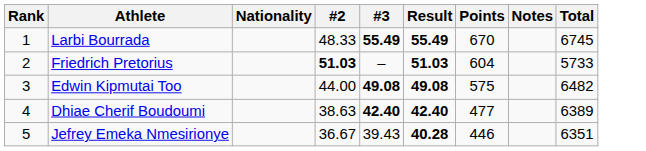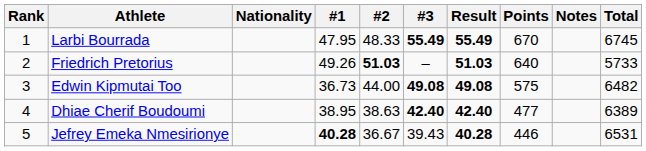+ column: (337, 16)
(482, 63) 604 -> (526, 63) 640
(577, 134) 6351 -> (621, 134) 6531
